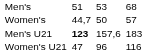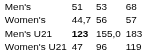(101, 20) 50 -> (101, 20) 56
(108, 33) 157,6 -> (108, 33) 155,0
(134, 47) 116 -> (134, 47) 119
